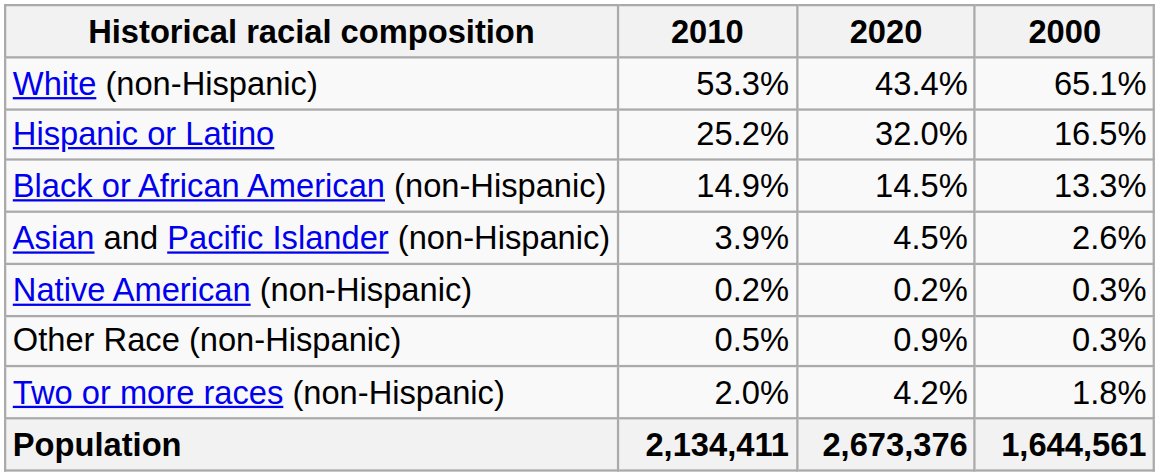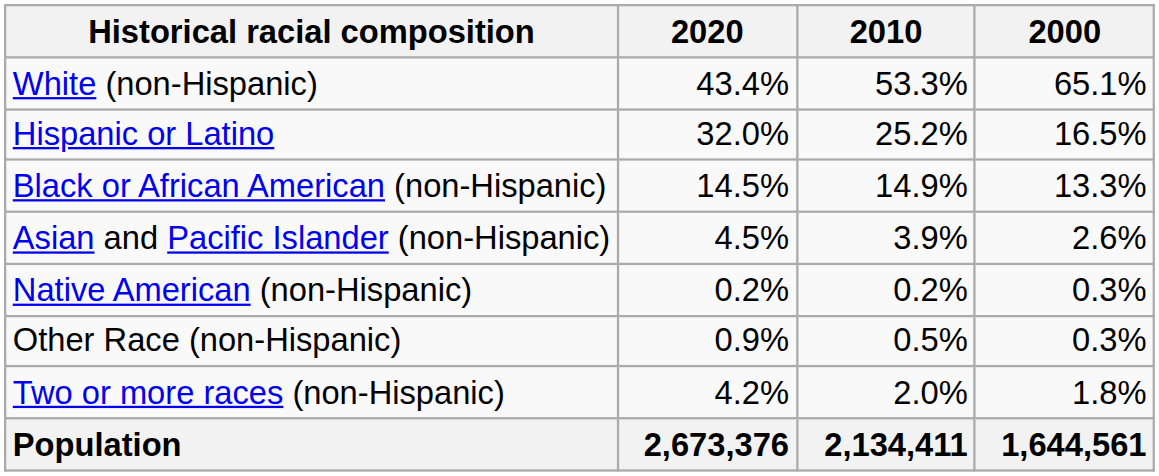columns swapped: (886, 31) <-> (707, 31)
